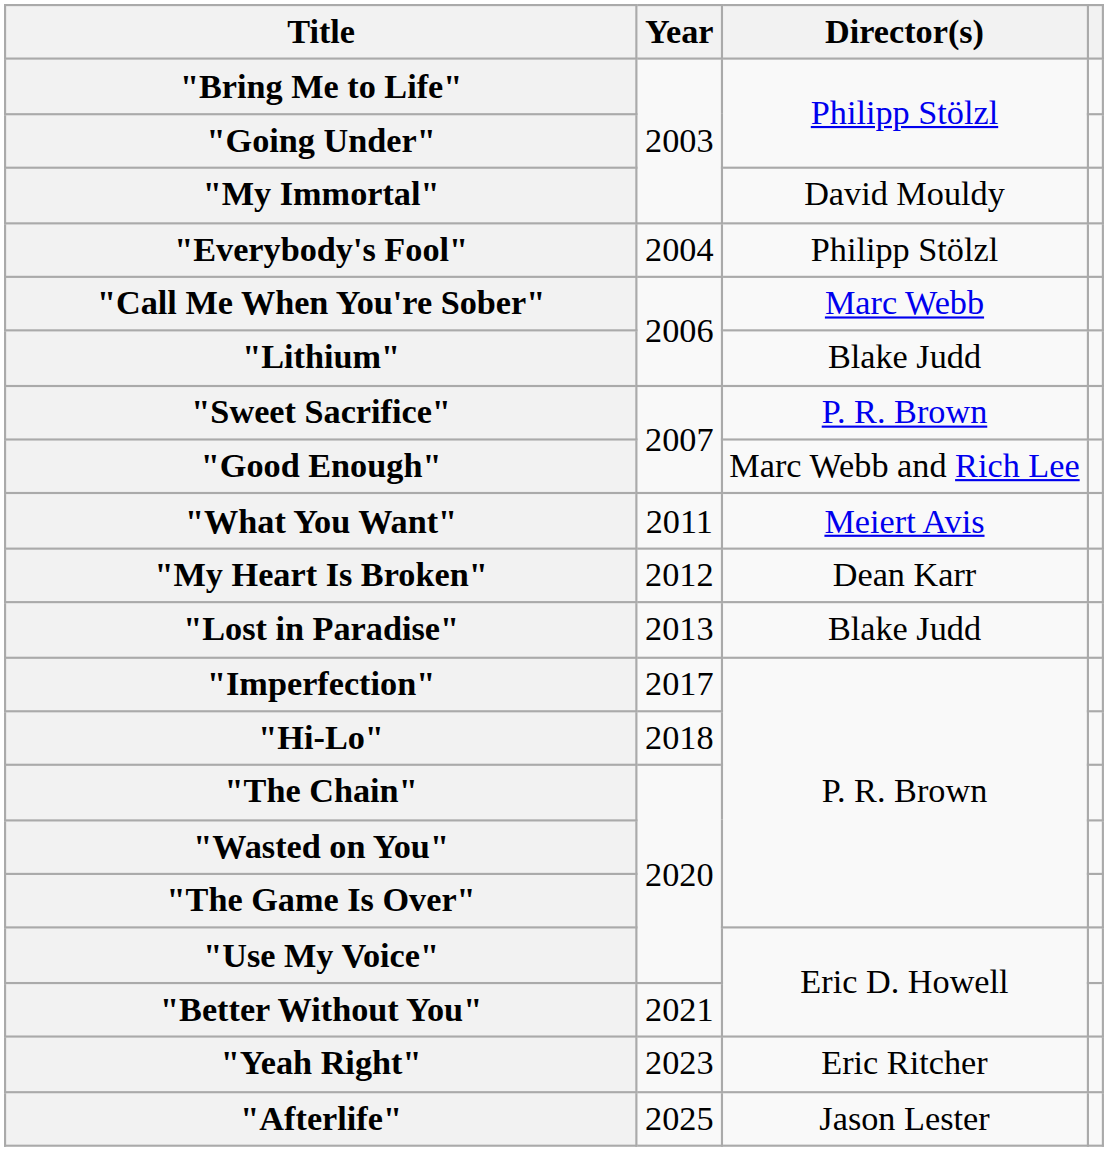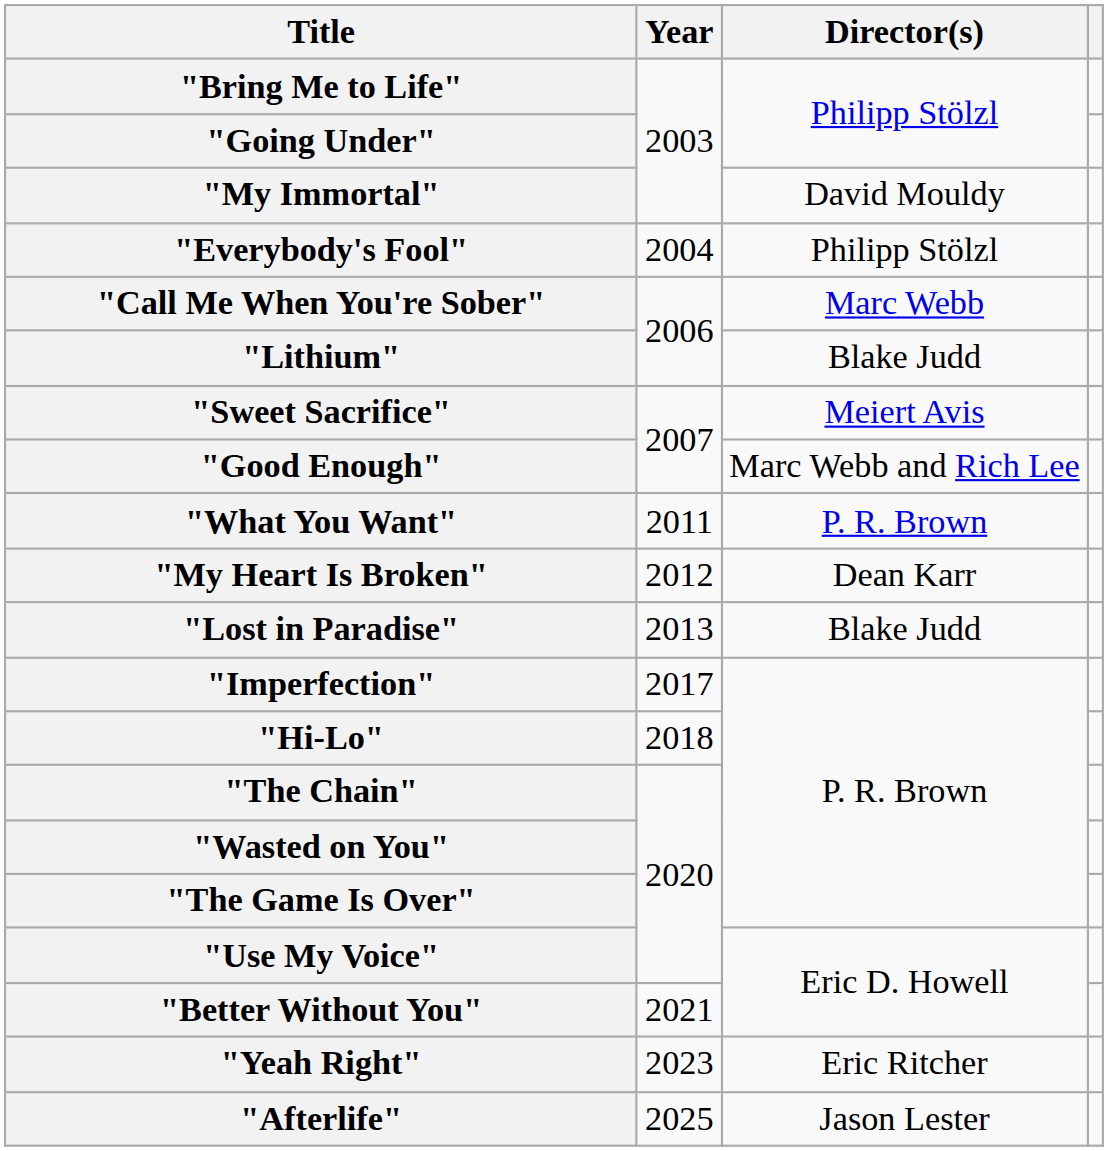(904, 411) P. R. Brown -> (904, 411) Meiert Avis
(904, 520) Meiert Avis -> (904, 520) P. R. Brown
